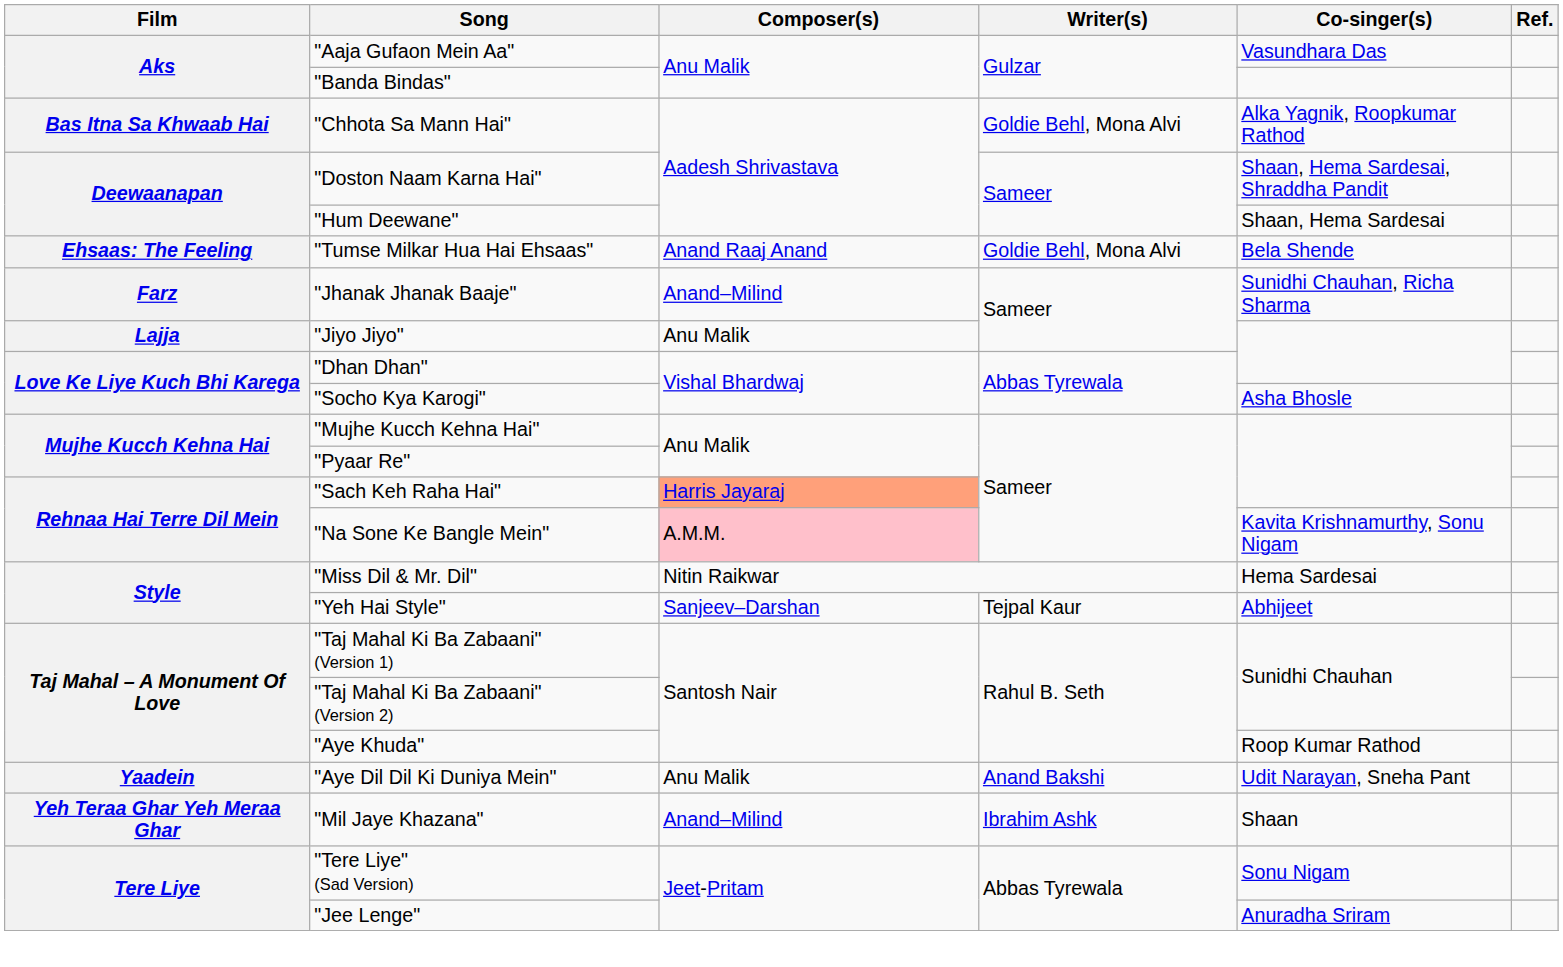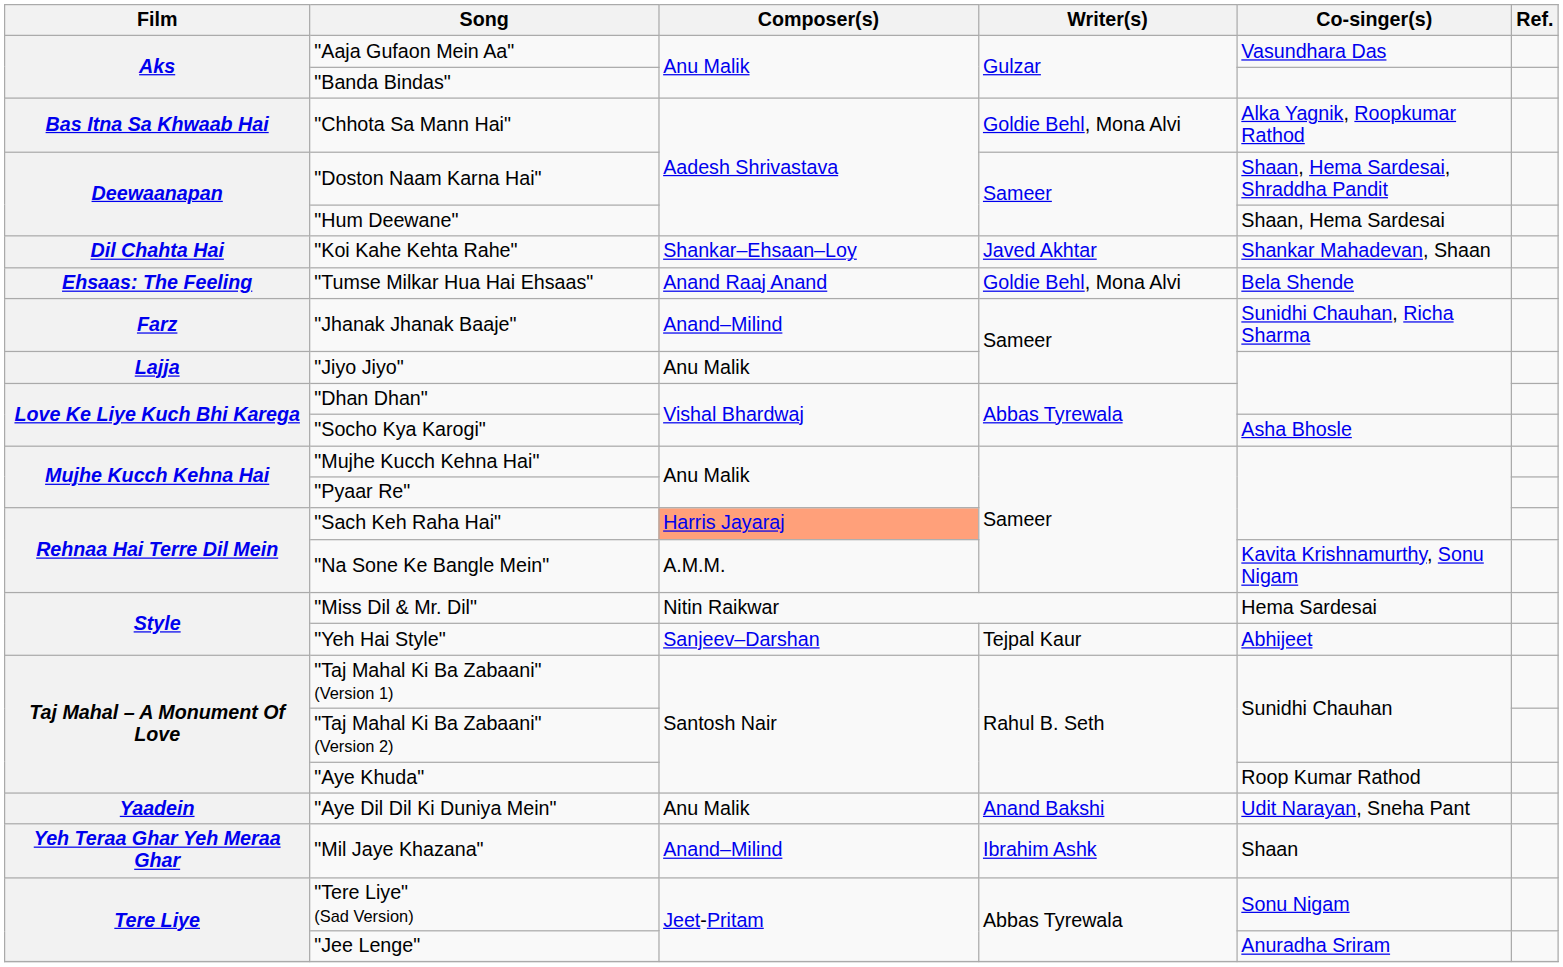+ row: (416, 251)
(694, 534) pink background -> (694, 565) no background
